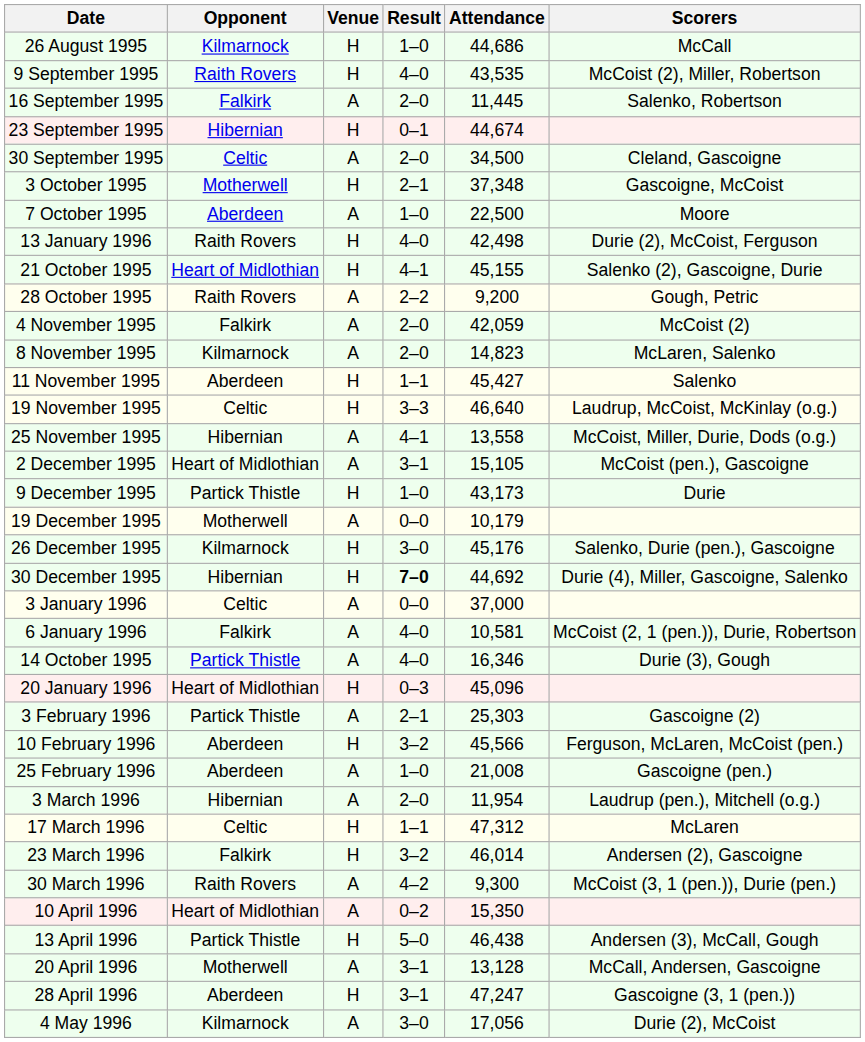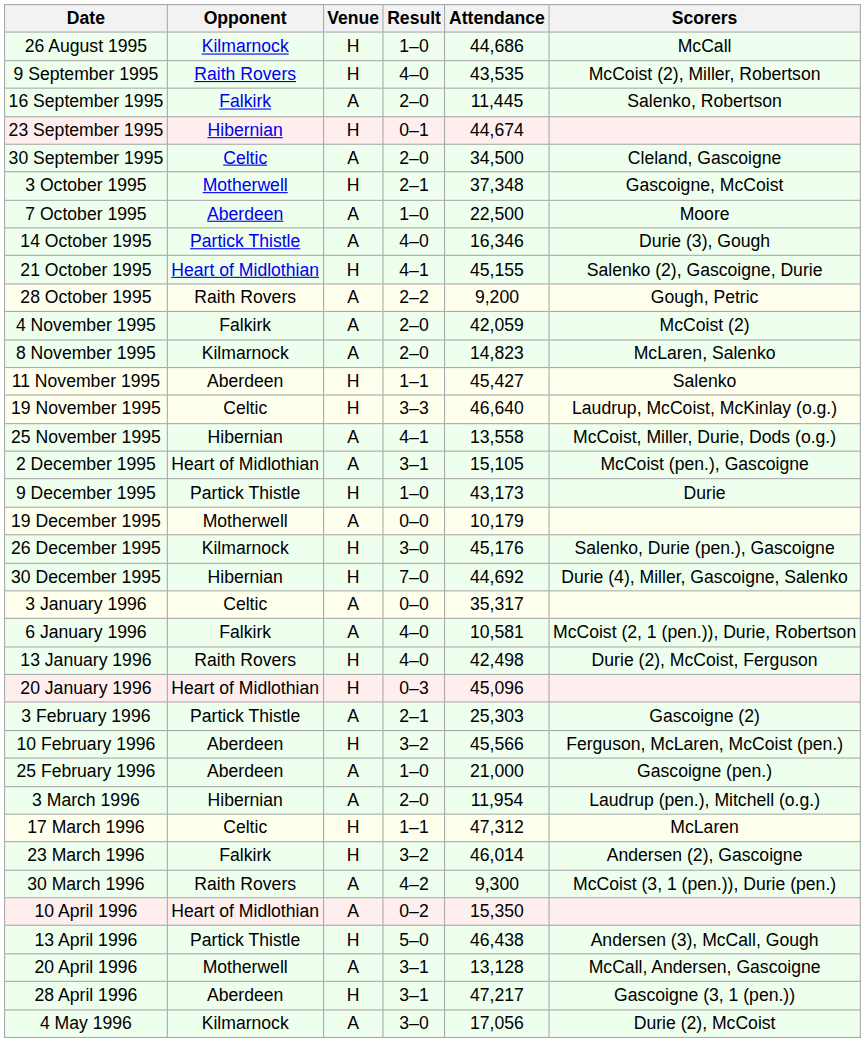rows swapped: (86, 660) <-> (86, 241)
(414, 576) bold -> (414, 576) normal
(497, 604) 37,000 -> (497, 604) 35,317
(497, 772) 21,008 -> (497, 772) 21,000
(497, 995) 47,247 -> (497, 995) 47,217
